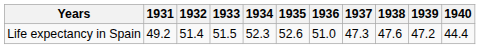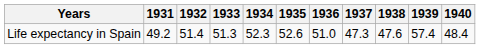(225, 33) 51.5 -> (225, 33) 51.3
(423, 33) 47.2 -> (423, 33) 57.4
(456, 33) 44.4 -> (456, 33) 48.4
